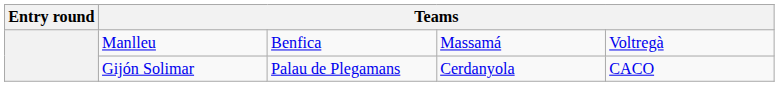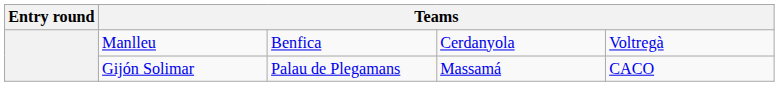(471, 42) Massamá -> (477, 42) Cerdanyola
(477, 68) Cerdanyola -> (471, 68) Massamá
